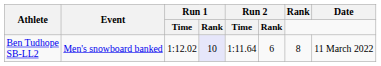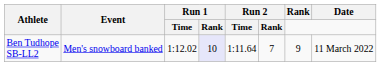(272, 48) 6 -> (272, 48) 7
(298, 48) 8 -> (298, 48) 9
